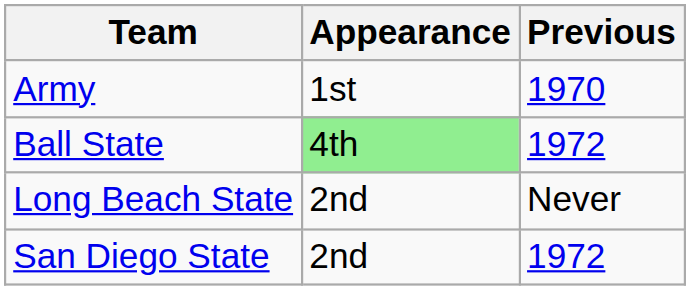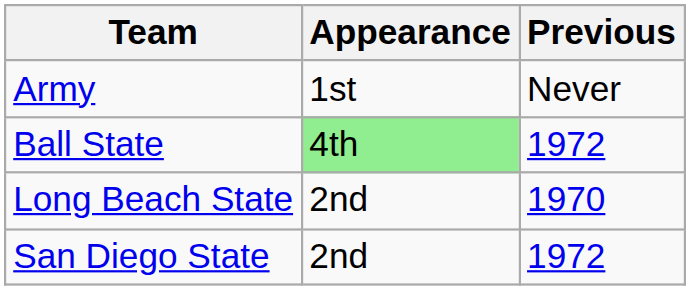(566, 88) 1970 -> (574, 88) Never
(574, 199) Never -> (566, 199) 1970
